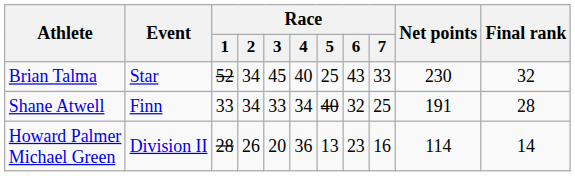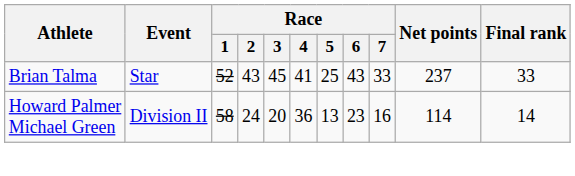(251, 76) 34 -> (251, 76) 43
(303, 76) 40 -> (303, 76) 41
(438, 76) 230 -> (438, 76) 237
(526, 76) 32 -> (526, 76) 33
- row: (57, 106)
(225, 146) 28 -> (225, 116) 58
(251, 146) 26 -> (251, 116) 24
